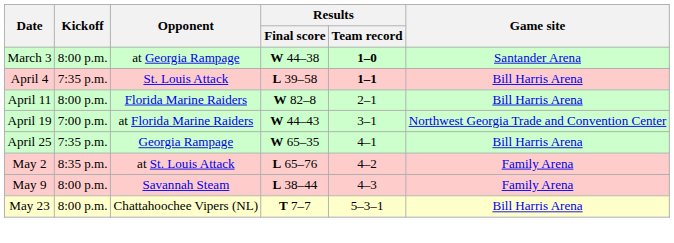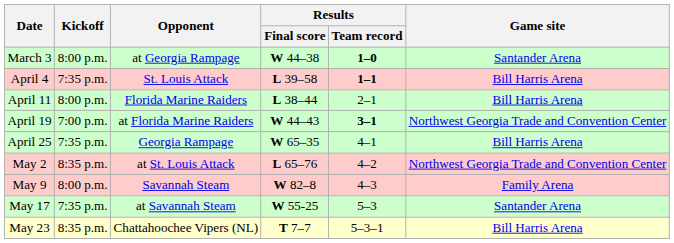(295, 99) W 82–8 -> (295, 99) L 38–44
(367, 121) normal -> (367, 121) bold
(538, 163) Family Arena -> (538, 163) Northwest Georgia Trade and Convention Center
(295, 184) L 38–44 -> (295, 184) W 82–8
+ row: (30, 206)
(83, 206) 8:00 p.m. -> (83, 227) 8:35 p.m.
